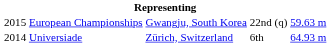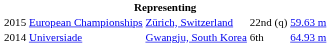(196, 22) Gwangju, South Korea -> (189, 22) Zürich, Switzerland
(189, 37) Zürich, Switzerland -> (196, 37) Gwangju, South Korea
